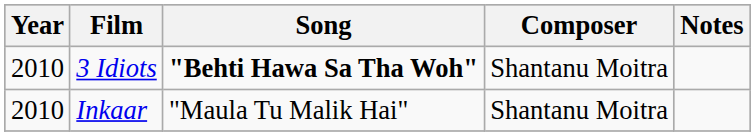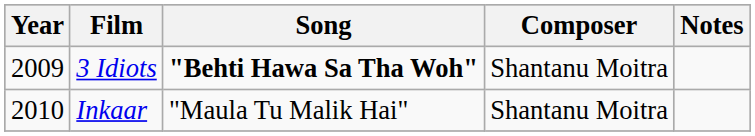(38, 67) 2010 -> (38, 67) 2009
